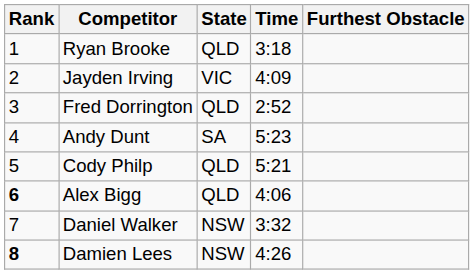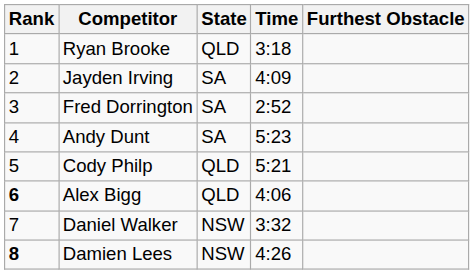(217, 78) VIC -> (214, 78) SA
(220, 107) QLD -> (214, 107) SA
